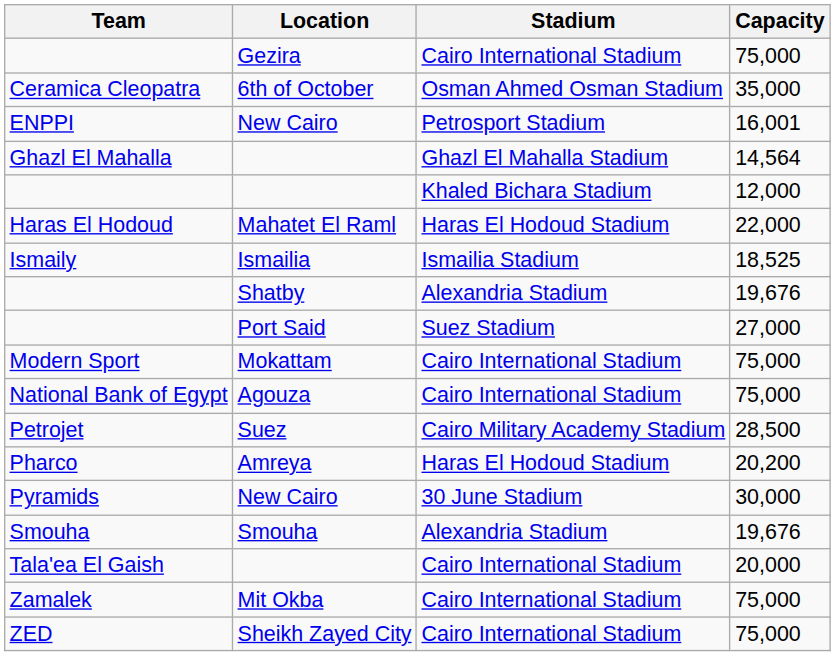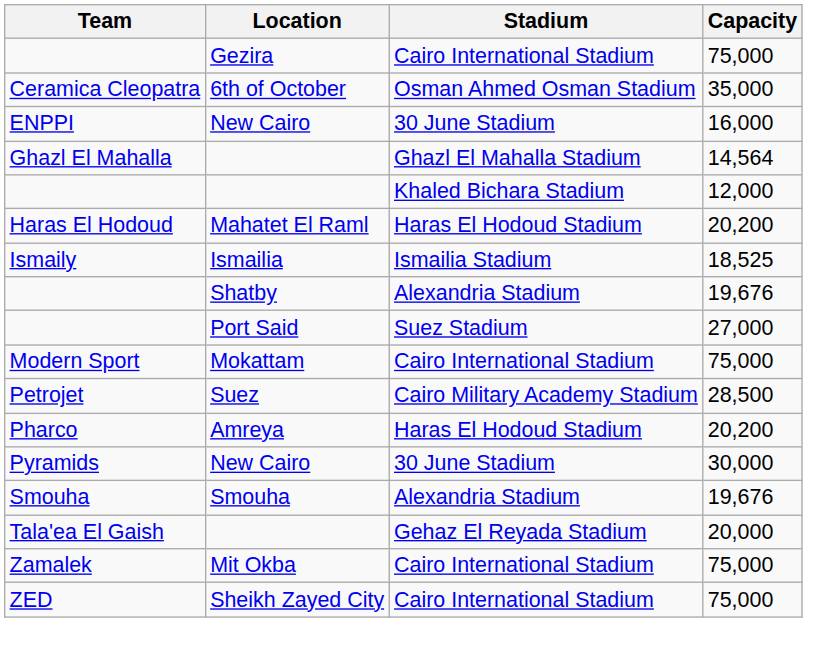(513, 123) Petrosport Stadium -> (474, 123) 30 June Stadium
(768, 123) 16,001 -> (741, 123) 16,000
(768, 225) 22,000 -> (741, 225) 20,200
- row: (119, 395)
(551, 565) Cairo International Stadium -> (520, 531) Gehaz El Reyada Stadium
